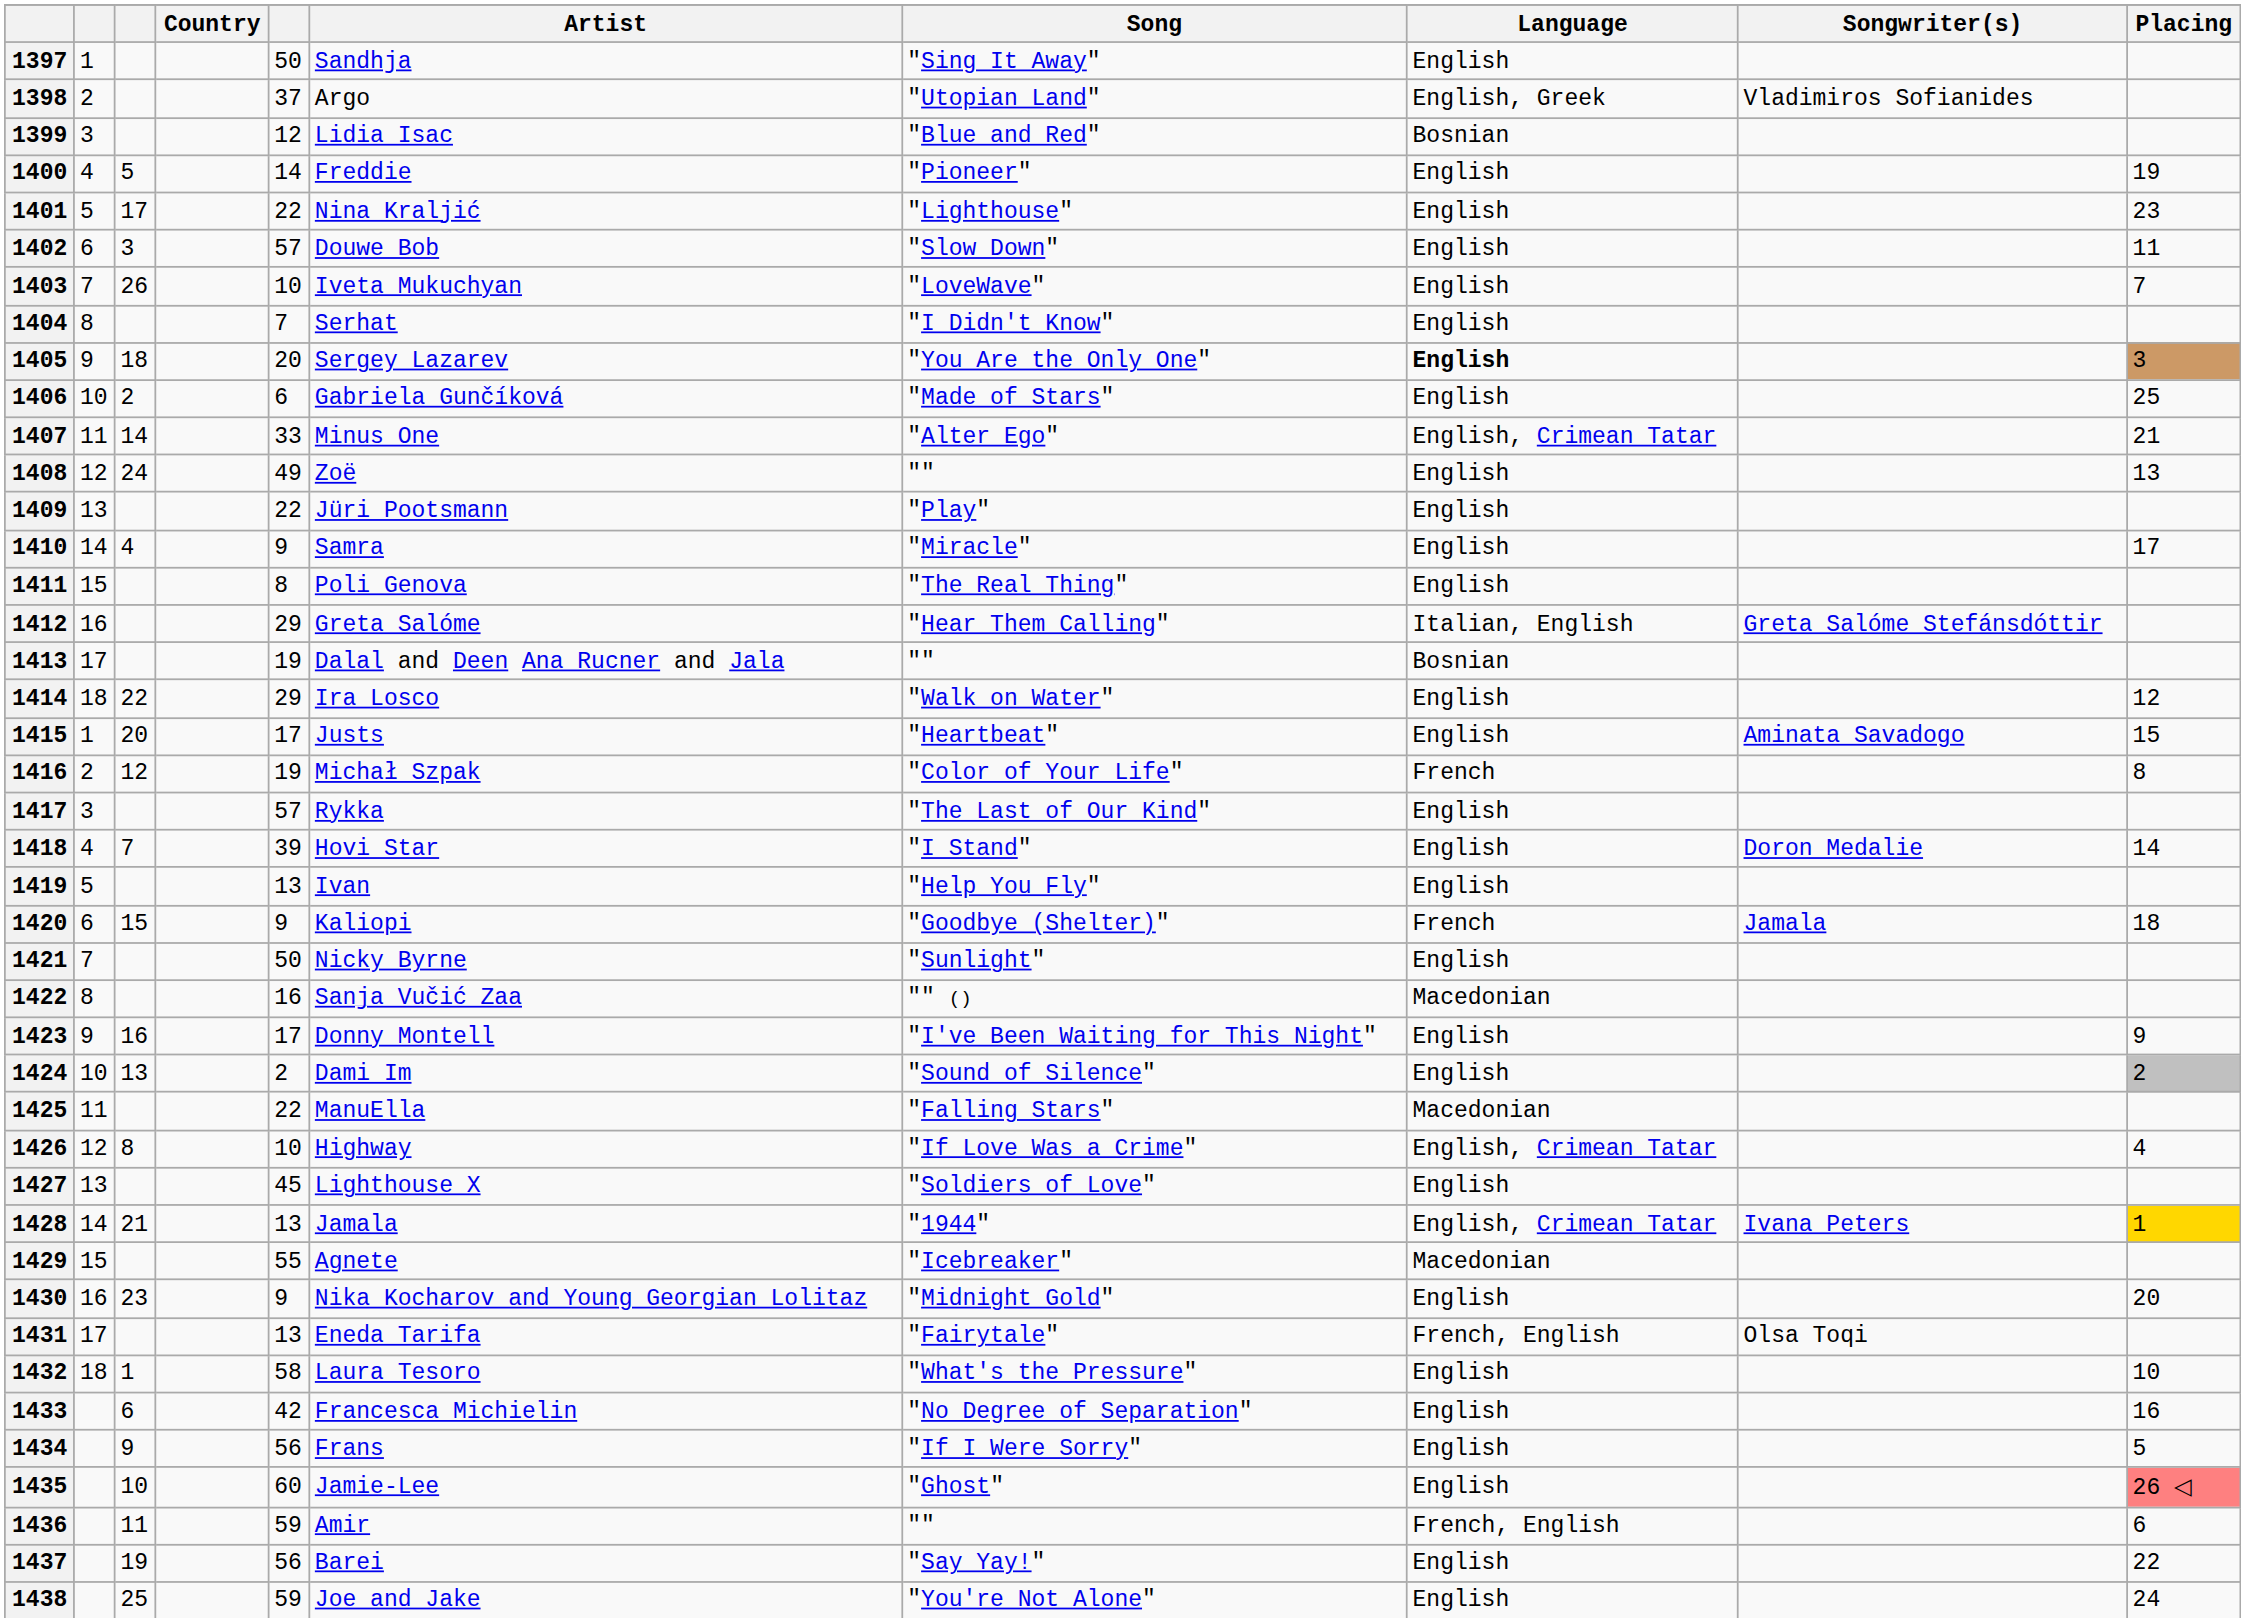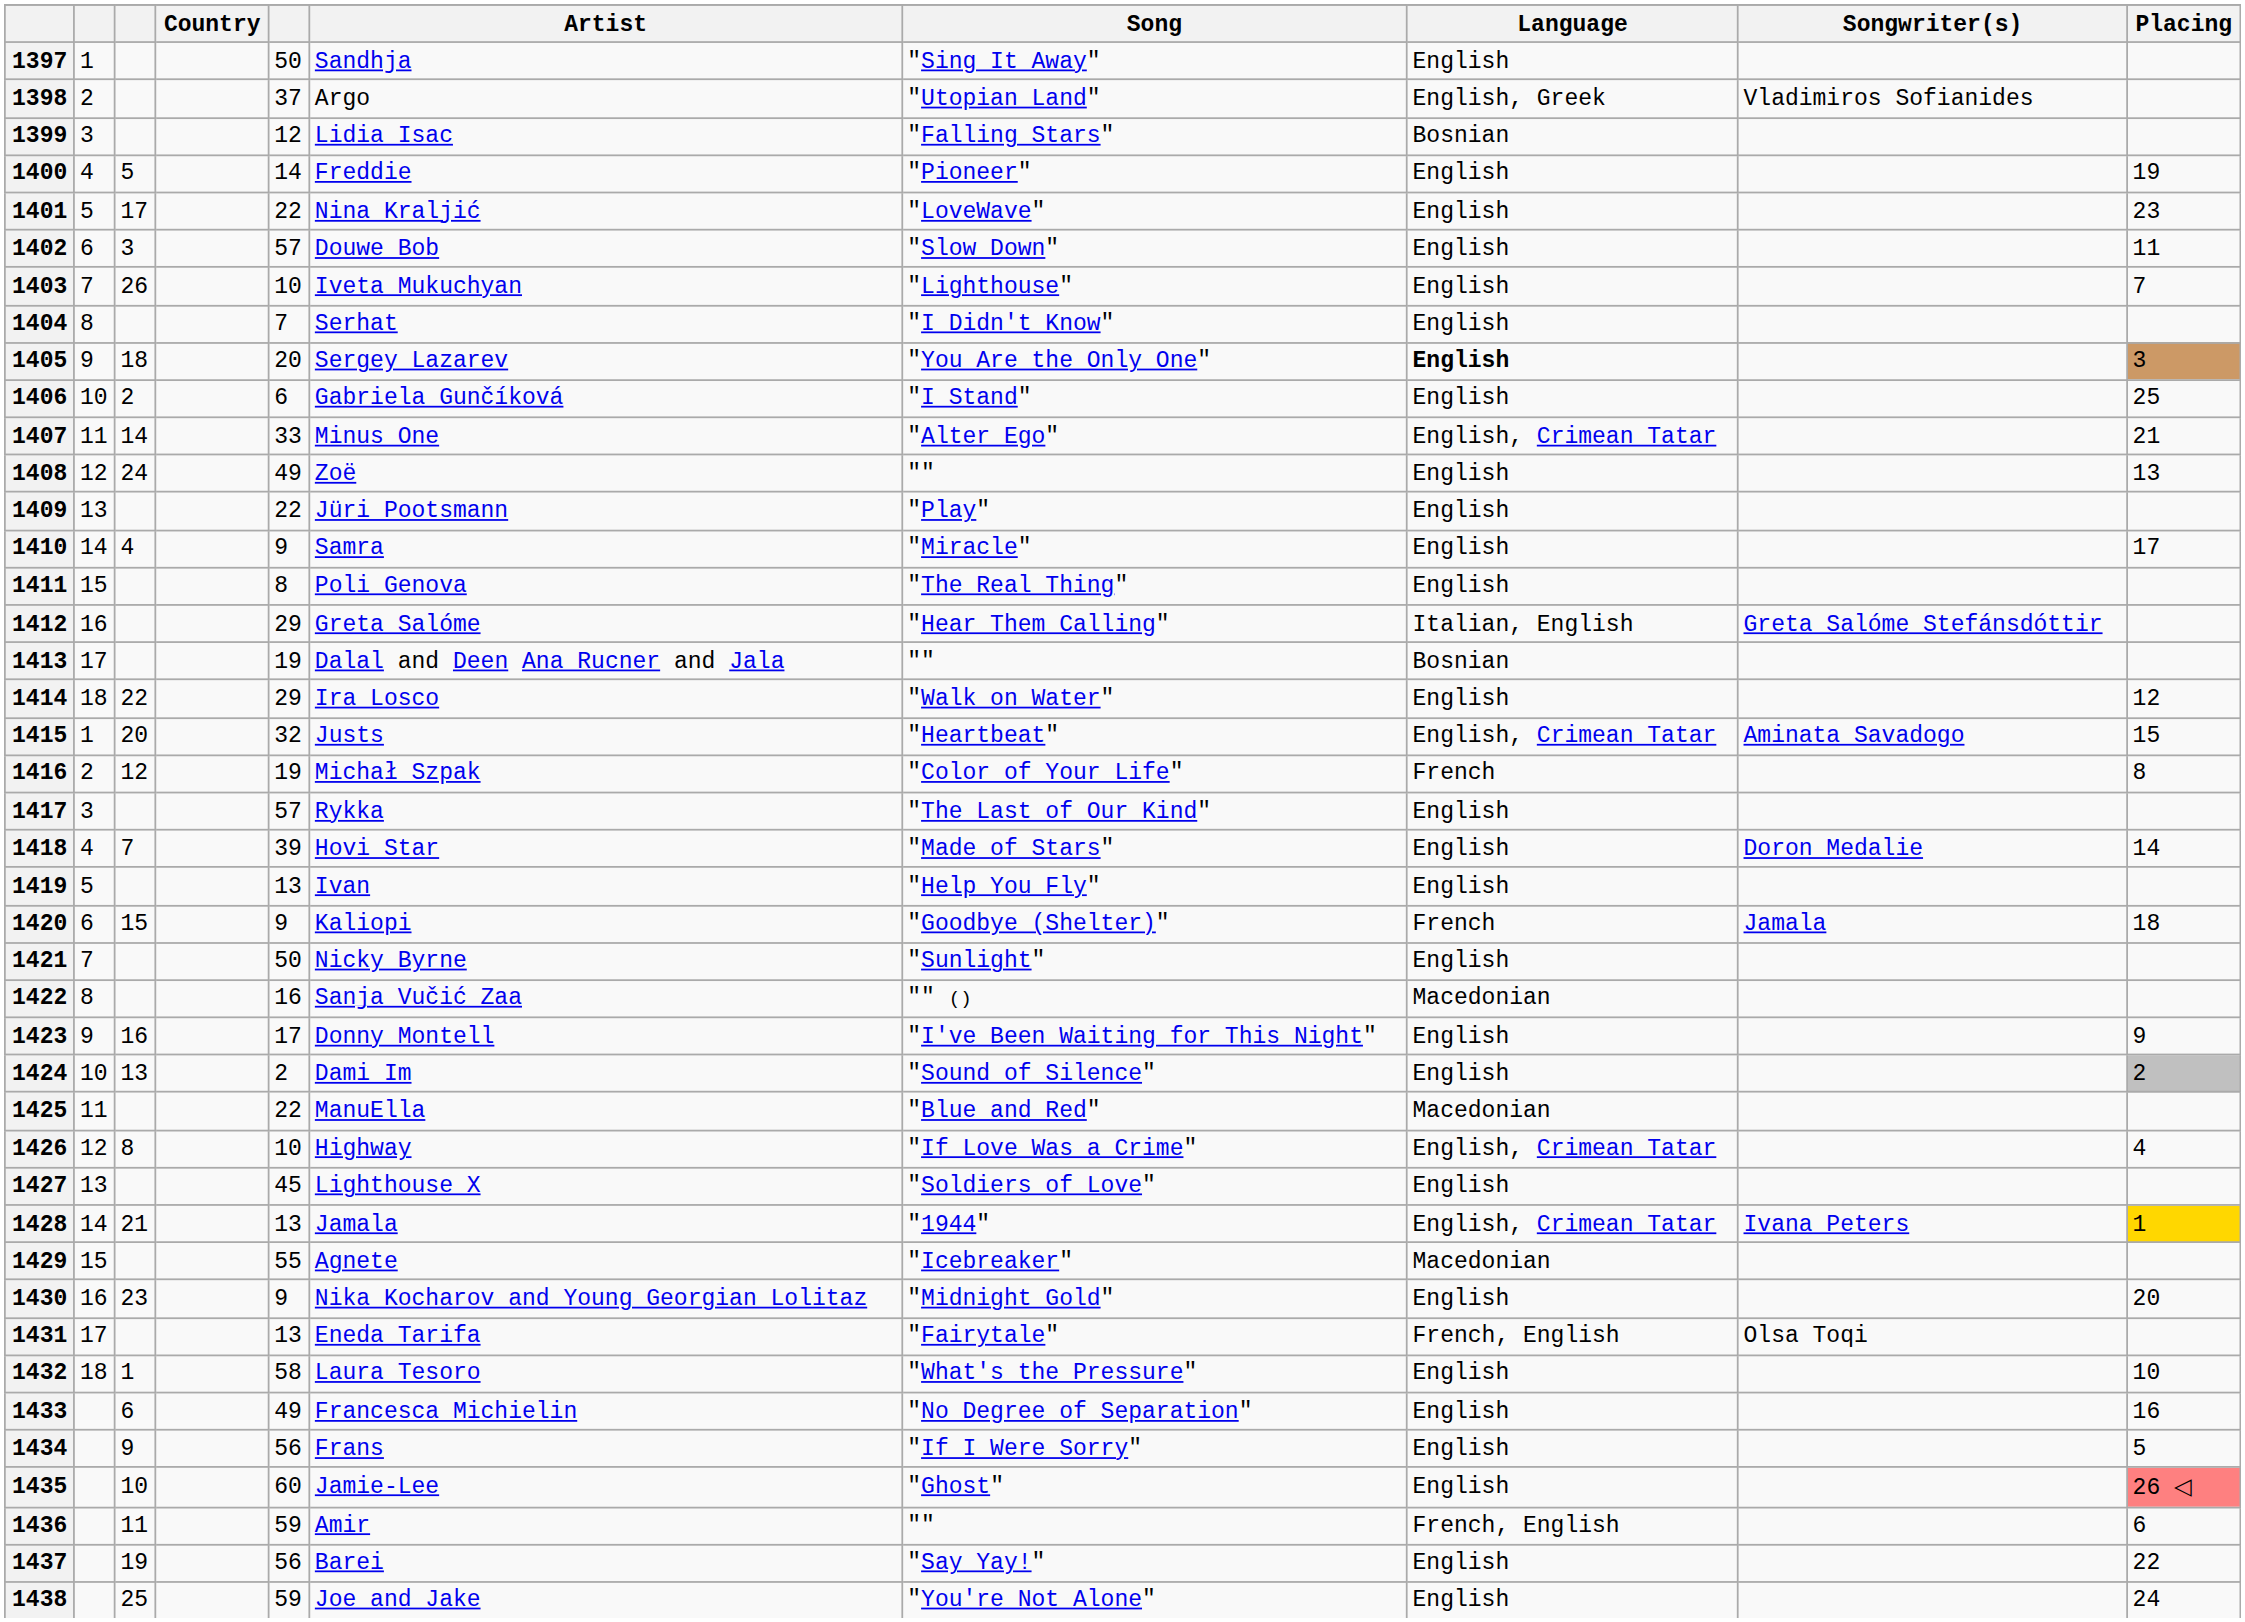(1004, 136) "Blue and Red" -> (1011, 136) "Falling Stars"
(990, 211) "Lighthouse" -> (976, 211) "LoveWave"
(976, 286) "LoveWave" -> (990, 286) "Lighthouse"
(1011, 399) "Made of Stars" -> (969, 399) "I Stand"
(288, 736) 17 -> (288, 736) 32
(1461, 736) English -> (1564, 736) English, Crimean Tatar
(969, 849) "I Stand" -> (1011, 849) "Made of Stars"
(1011, 1111) "Falling Stars" -> (1004, 1111) "Blue and Red"
(288, 1411) 42 -> (288, 1411) 49
